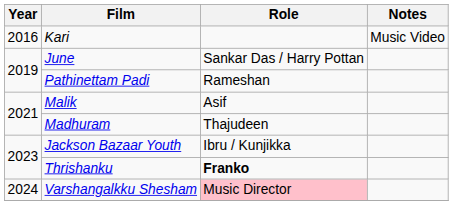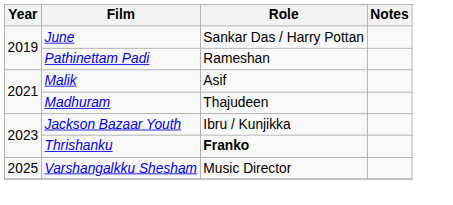- row: (57, 37)
(23, 189) 2024 -> (23, 168) 2025
(247, 189) pink background -> (247, 168) no background
